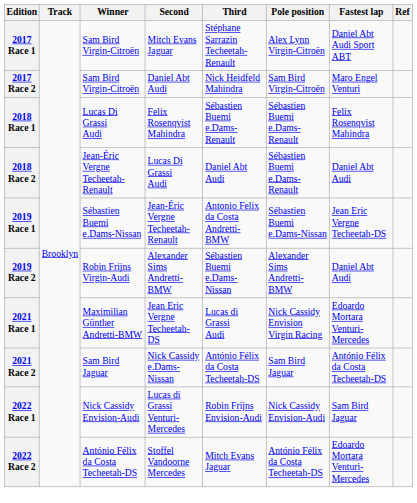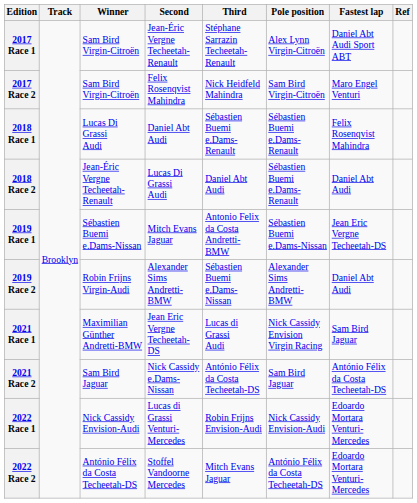(172, 45) Mitch Evans Jaguar -> (169, 45) Jean-Éric Vergne Techeetah-Renault
(169, 84) Daniel Abt Audi -> (169, 90) Felix Rosenqvist Mahindra
(169, 123) Felix Rosenqvist Mahindra -> (169, 134) Daniel Abt Audi
(169, 223) Jean-Éric Vergne Techeetah-Renault -> (172, 234) Mitch Evans Jaguar
(350, 323) Edoardo Mortara Venturi-Mercedes -> (350, 334) Sam Bird Jaguar
(350, 412) Sam Bird Jaguar -> (350, 423) Edoardo Mortara Venturi-Mercedes
